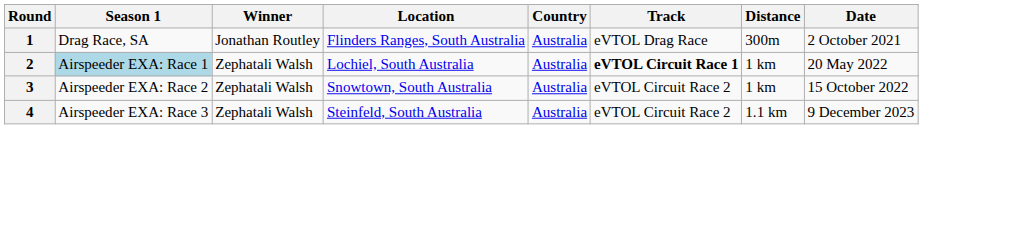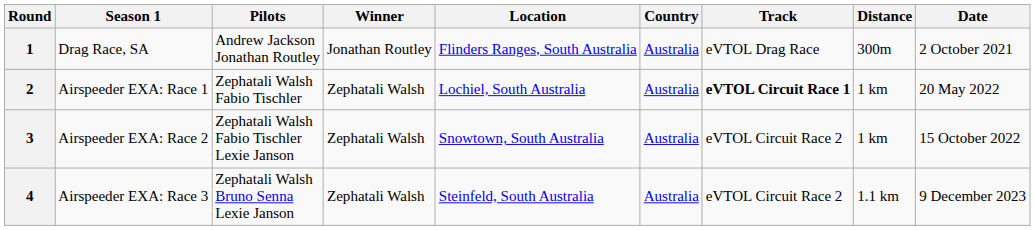+ column: (268, 16)
(133, 64) lightblue background -> (133, 89) no background
